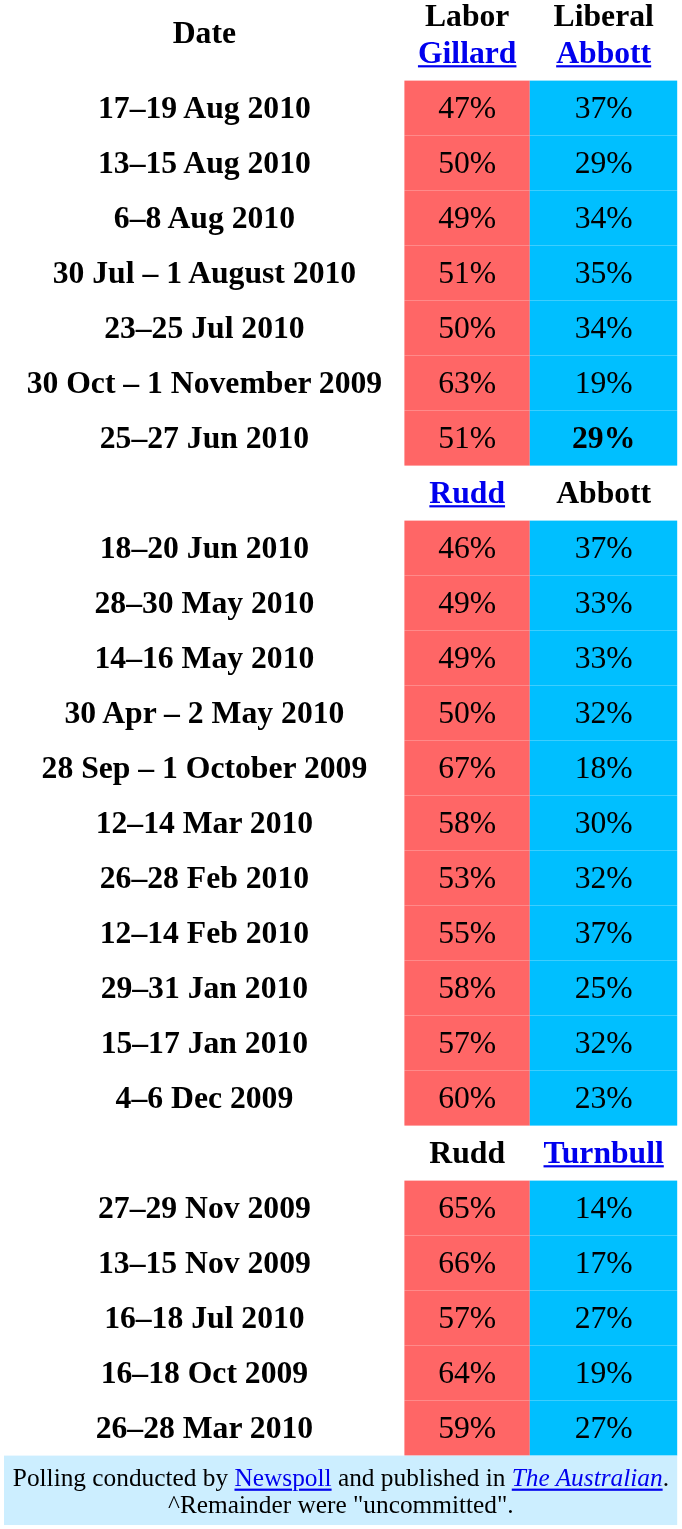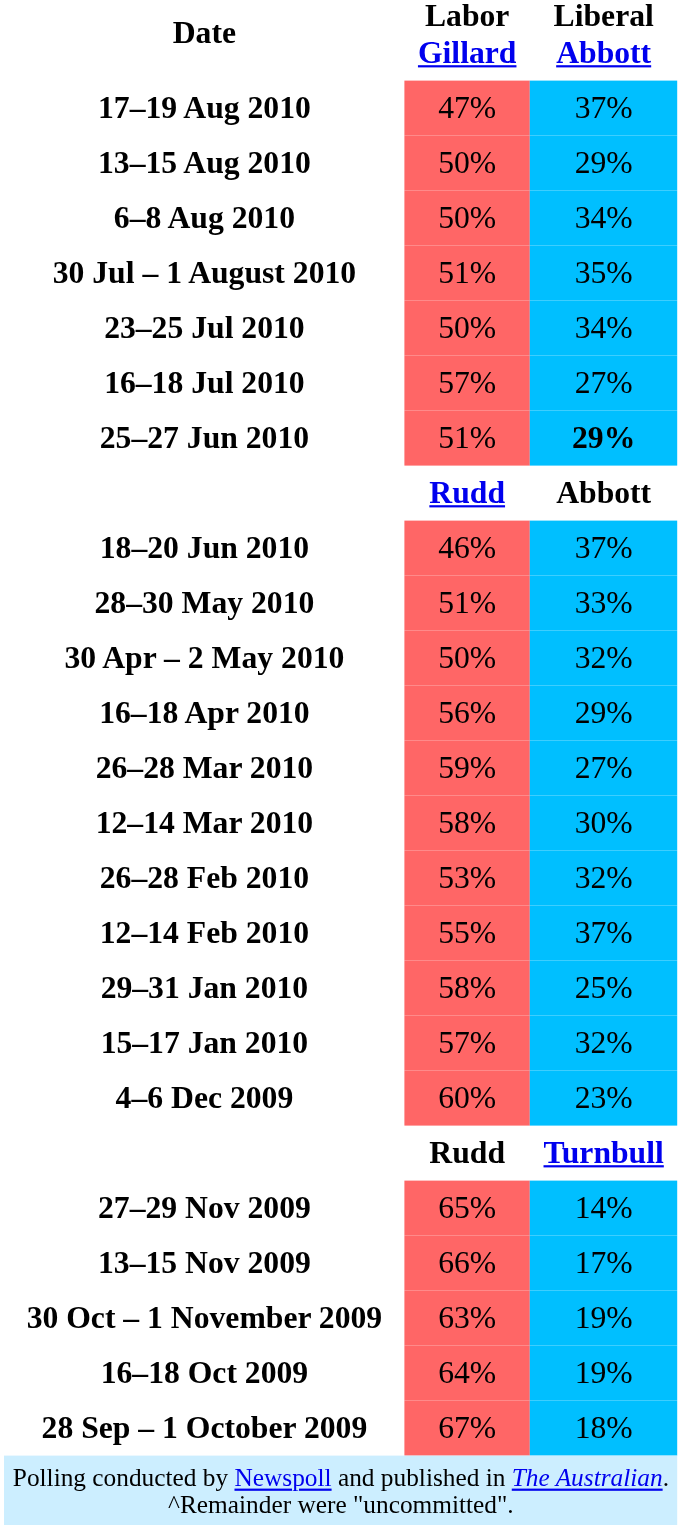(467, 216) 49% -> (467, 216) 50%
rows swapped: (204, 1316) <-> (204, 381)
(467, 601) 49% -> (467, 601) 51%
- row: (204, 656)
+ row: (204, 711)
rows swapped: (204, 1426) <-> (204, 766)
